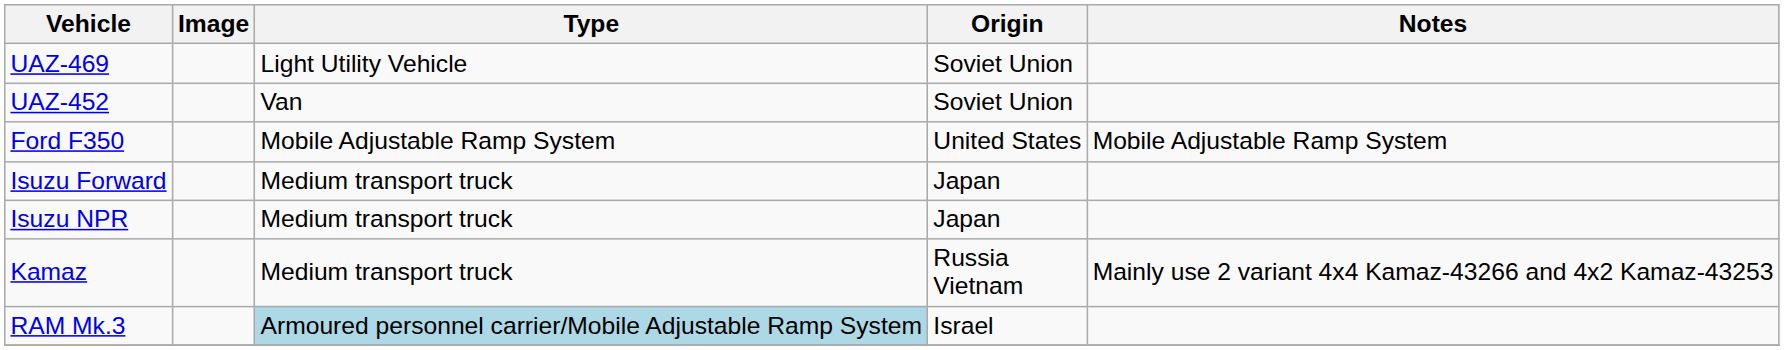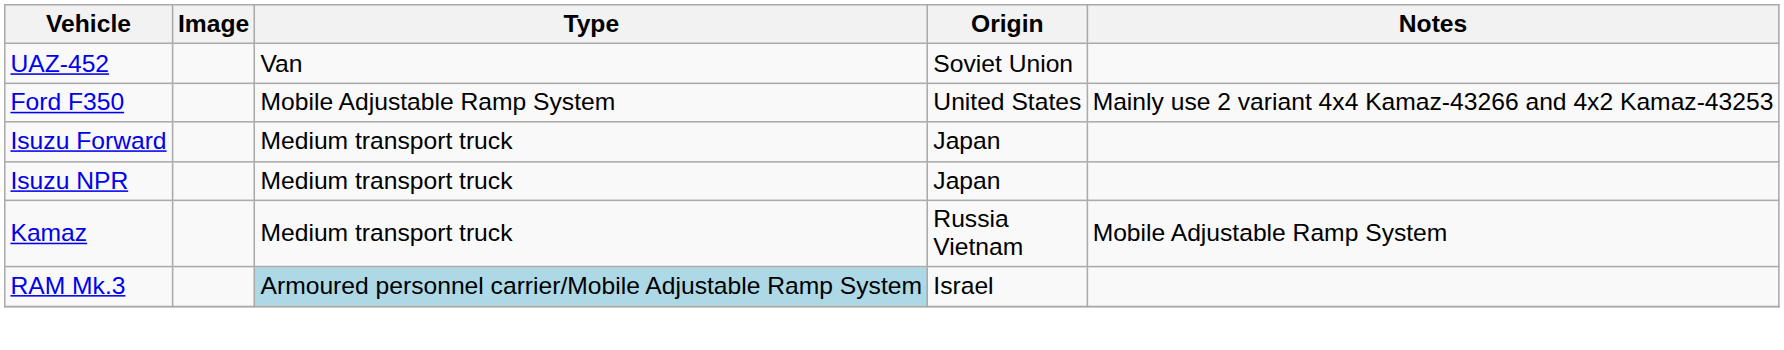- row: (60, 63)
(1270, 141) Mobile Adjustable Ramp System -> (1433, 102) Mainly use 2 variant 4x4 Kamaz-43266 and 4x2 Kamaz-43253
(1433, 272) Mainly use 2 variant 4x4 Kamaz-43266 and 4x2 Kamaz-43253 -> (1270, 233) Mobile Adjustable Ramp System
